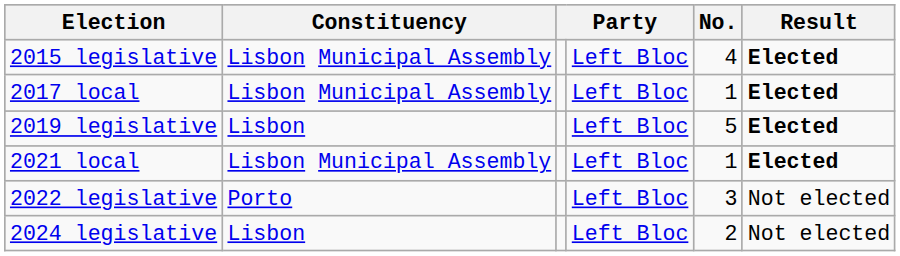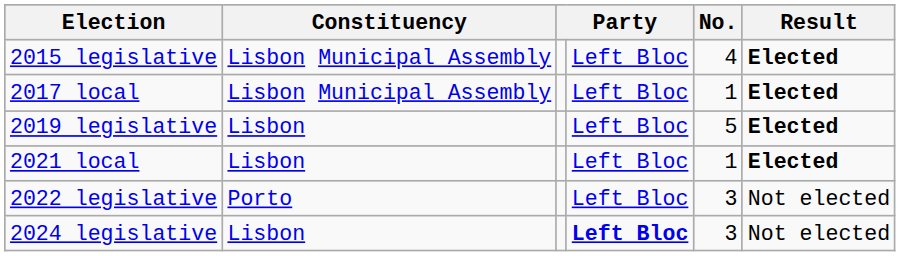(389, 163) Lisbon Municipal Assembly -> (266, 163) Lisbon
(630, 233) normal -> (630, 233) bold
(731, 233) 2 -> (731, 233) 3
